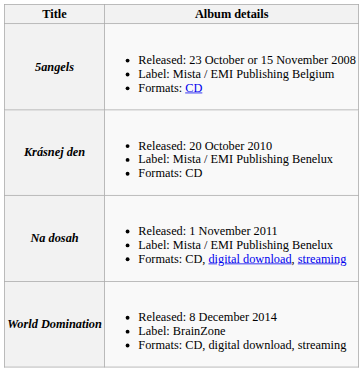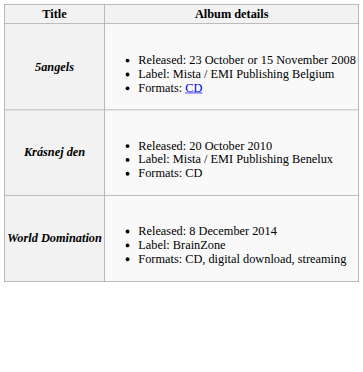- row: (55, 238)
